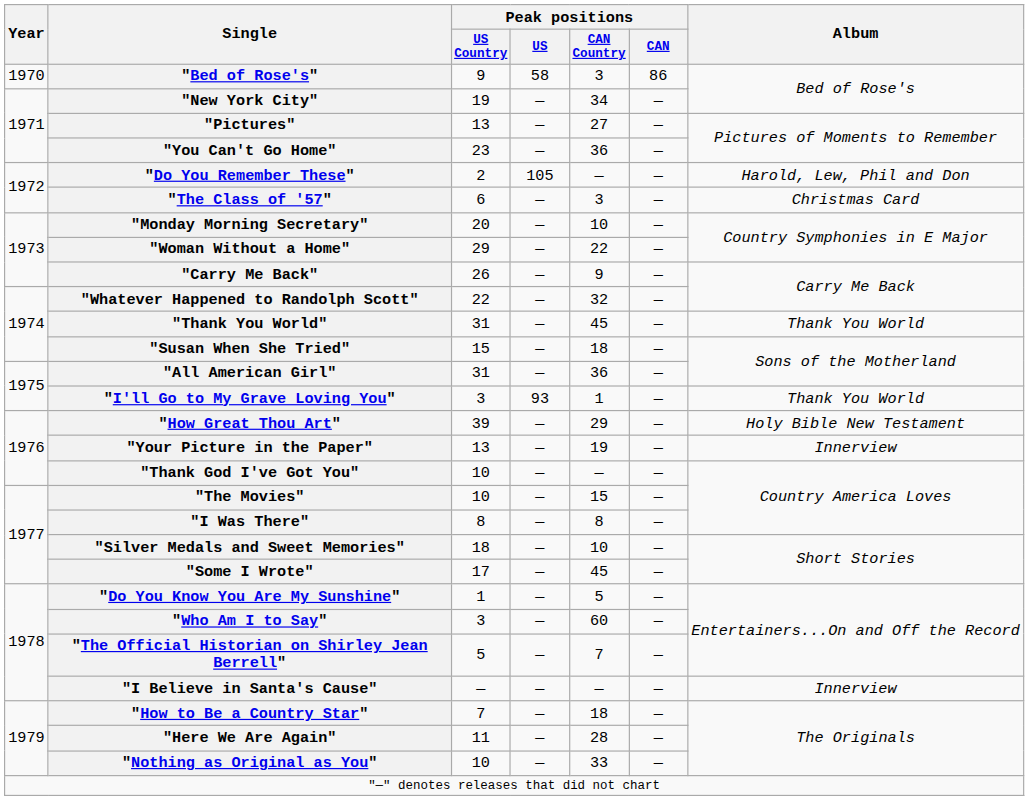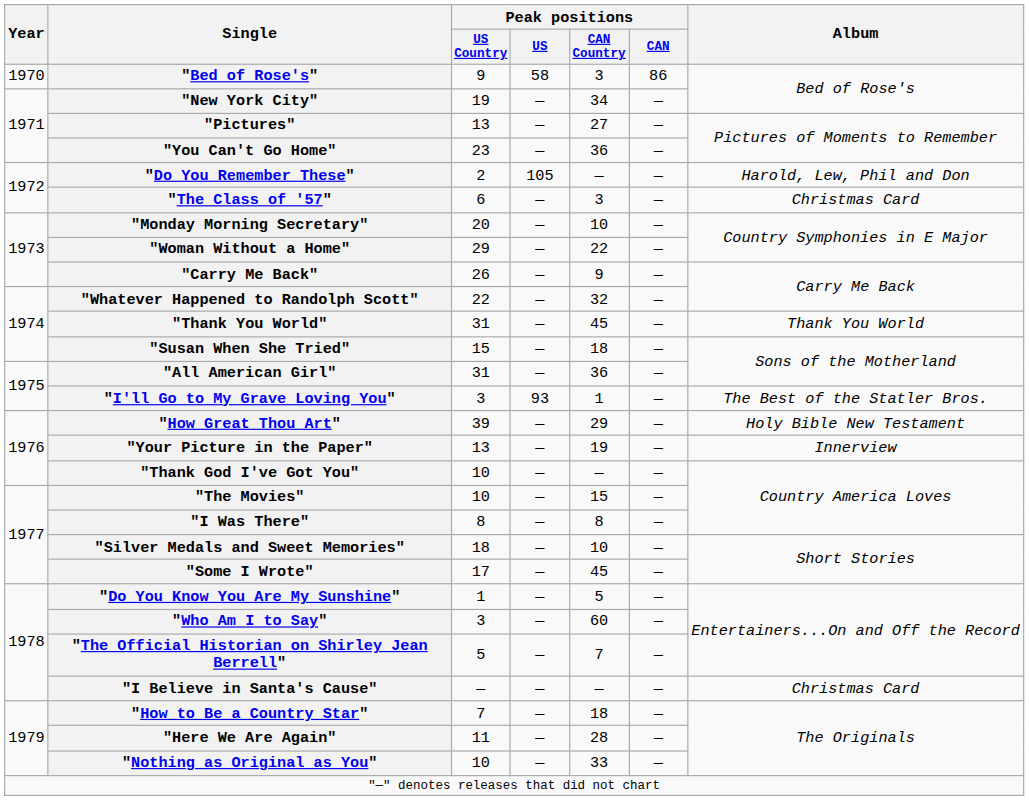(856, 398) Thank You World -> (856, 398) The Best of the Statler Bros.
(856, 689) Innerview -> (856, 689) Christmas Card
